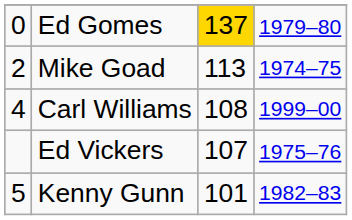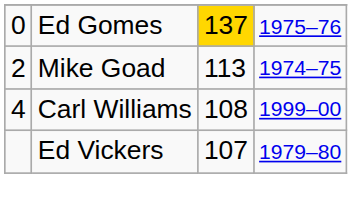(300, 26) 1979–80 -> (300, 26) 1975–76
(300, 151) 1975–76 -> (300, 151) 1979–80
- row: (111, 192)
